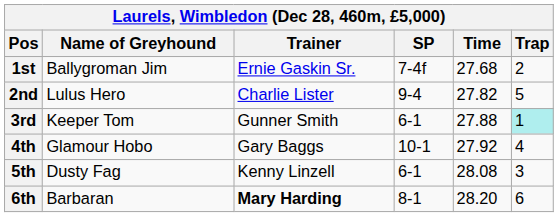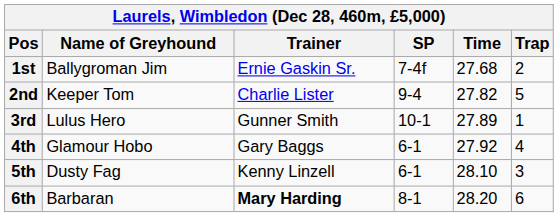(86, 95) Lulus Hero -> (90, 95) Keeper Tom
(90, 120) Keeper Tom -> (86, 120) Lulus Hero
(410, 120) 6-1 -> (414, 120) 10-1
(477, 120) 27.88 -> (477, 120) 27.89
(520, 120) paleturquoise background -> (520, 120) no background
(414, 146) 10-1 -> (410, 146) 6-1
(477, 172) 28.08 -> (477, 172) 28.10
